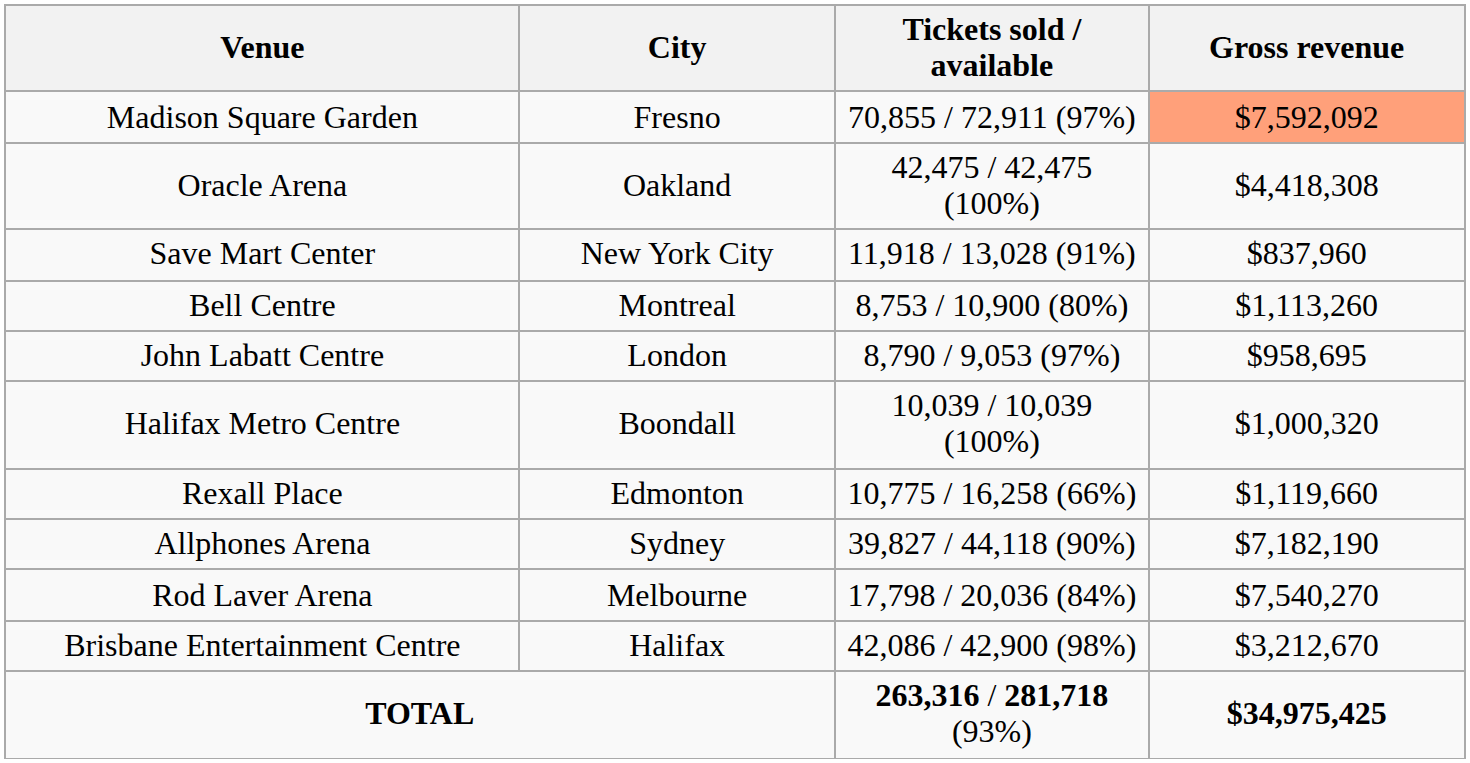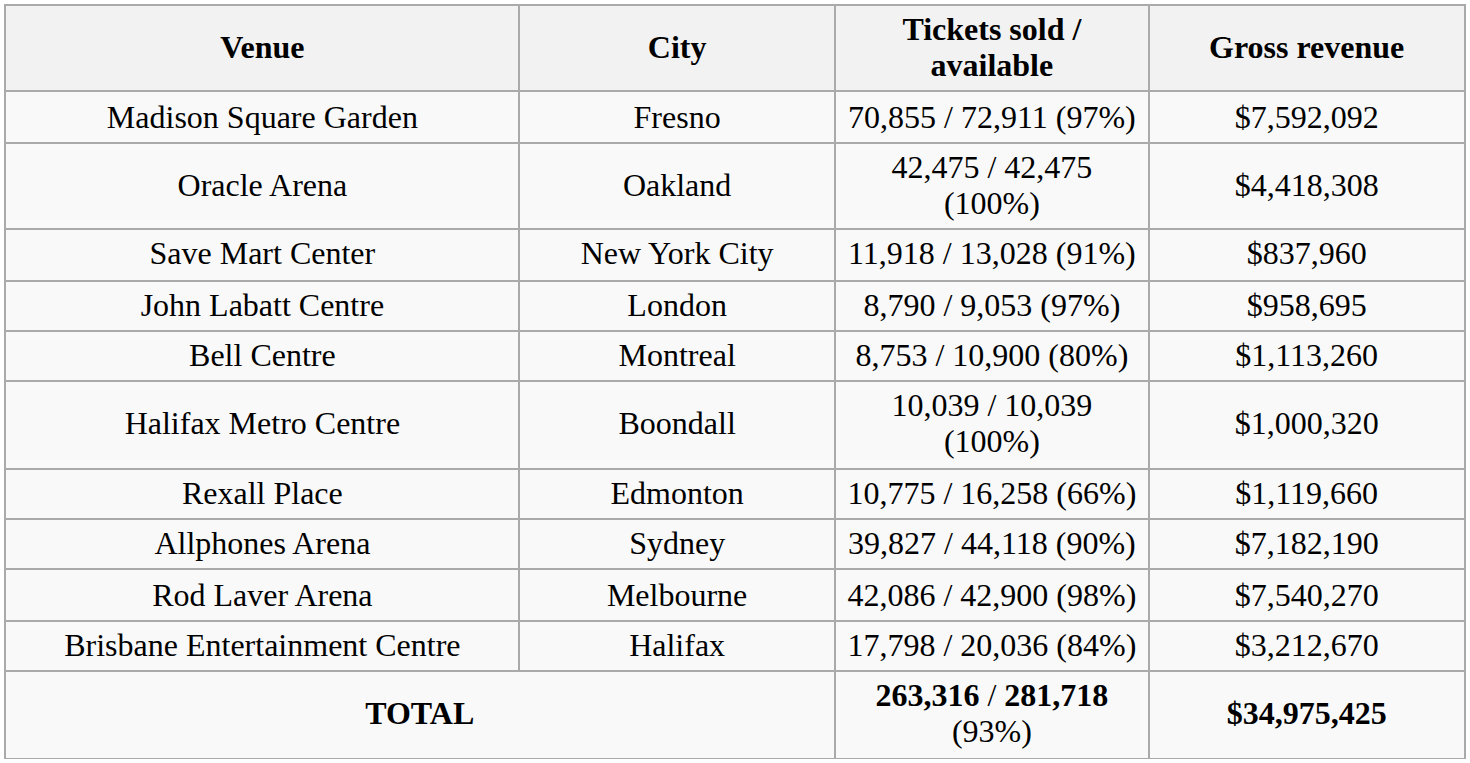(1307, 116) lightsalmon background -> (1307, 116) no background
rows swapped: (262, 304) <-> (262, 355)
(992, 594) 17,798 / 20,036 (84%) -> (992, 594) 42,086 / 42,900 (98%)
(992, 645) 42,086 / 42,900 (98%) -> (992, 645) 17,798 / 20,036 (84%)
